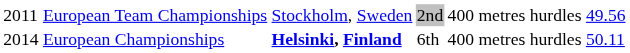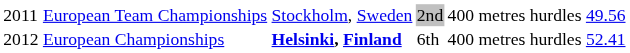(21, 39) 2014 -> (21, 39) 2012
(605, 39) 50.11 -> (606, 39) 52.41
